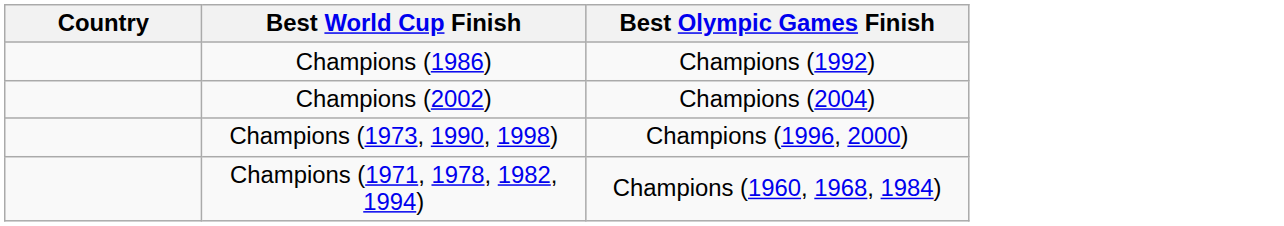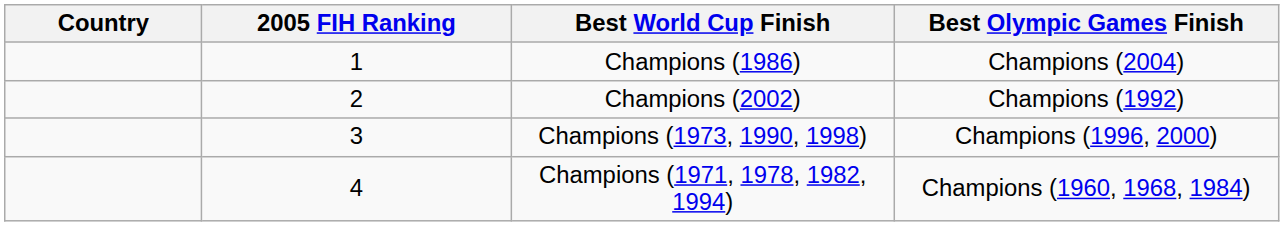+ column: (356, 23)
(777, 61) Champions (1992) -> (1086, 61) Champions (2004)
(777, 99) Champions (2004) -> (1086, 99) Champions (1992)
